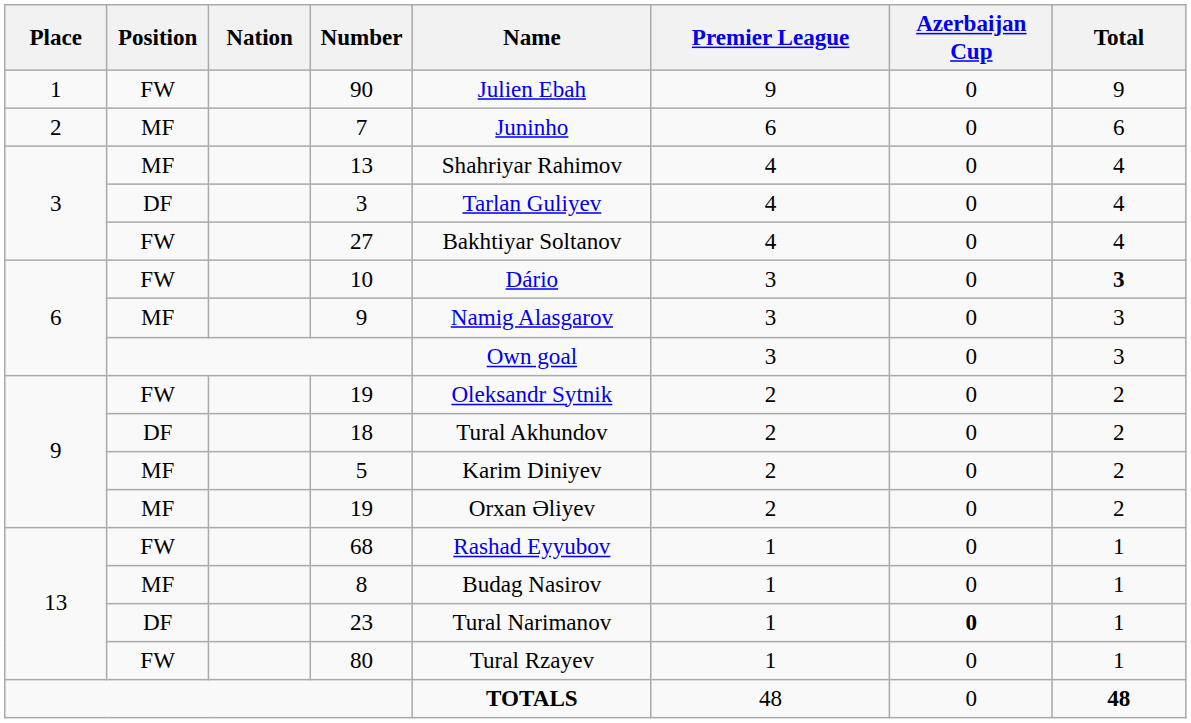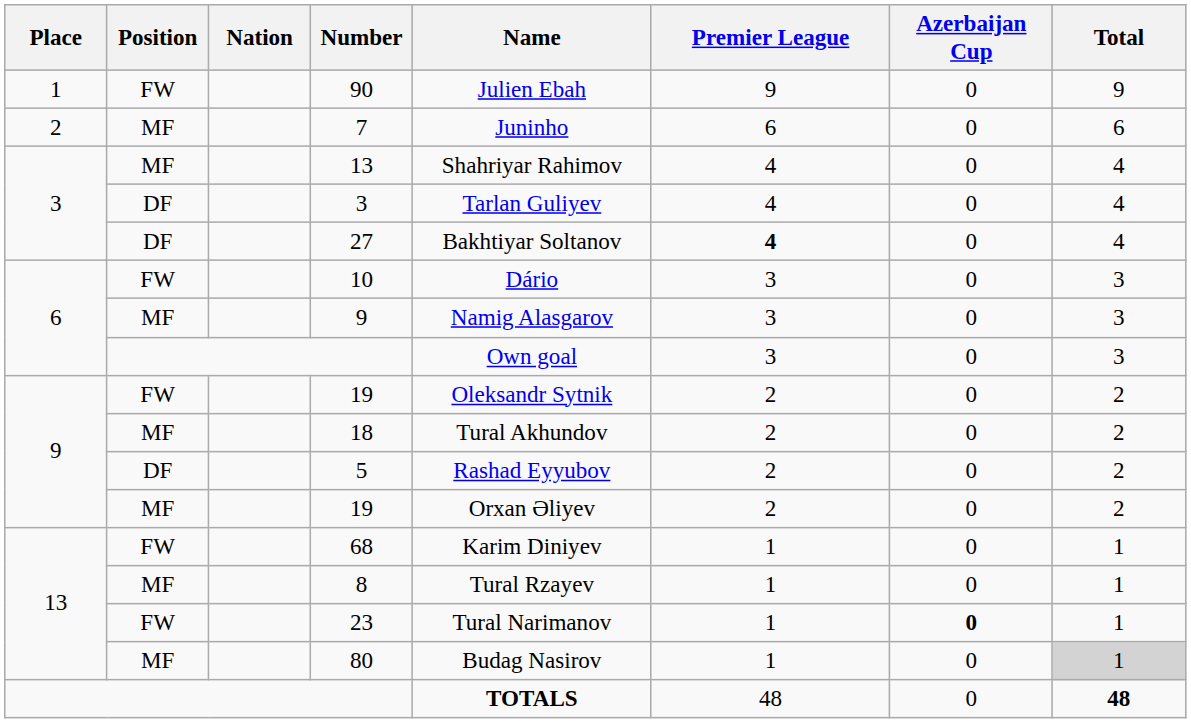(158, 241) FW -> (158, 241) DF
(771, 241) normal -> (771, 241) bold
(1119, 279) bold -> (1119, 279) normal
(158, 432) DF -> (158, 432) MF
(158, 470) MF -> (158, 470) DF
(532, 470) Karim Diniyev -> (532, 470) Rashad Eyyubov
(532, 546) Rashad Eyyubov -> (532, 546) Karim Diniyev
(532, 584) Budag Nasirov -> (532, 584) Tural Rzayev
(158, 622) DF -> (158, 622) FW
(158, 660) FW -> (158, 660) MF
(532, 660) Tural Rzayev -> (532, 660) Budag Nasirov
(1119, 660) no background -> (1119, 660) lightgrey background
